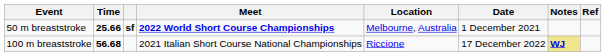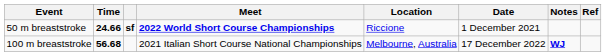(108, 28) 25.66 -> (108, 28) 24.66
(411, 28) Melbourne, Australia -> (385, 28) Riccione
(385, 43) Riccione -> (411, 43) Melbourne, Australia
(558, 43) khaki background -> (558, 43) no background
